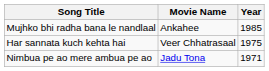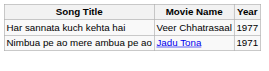- row: (81, 27)
(251, 43) 1975 -> (247, 27) 1977
